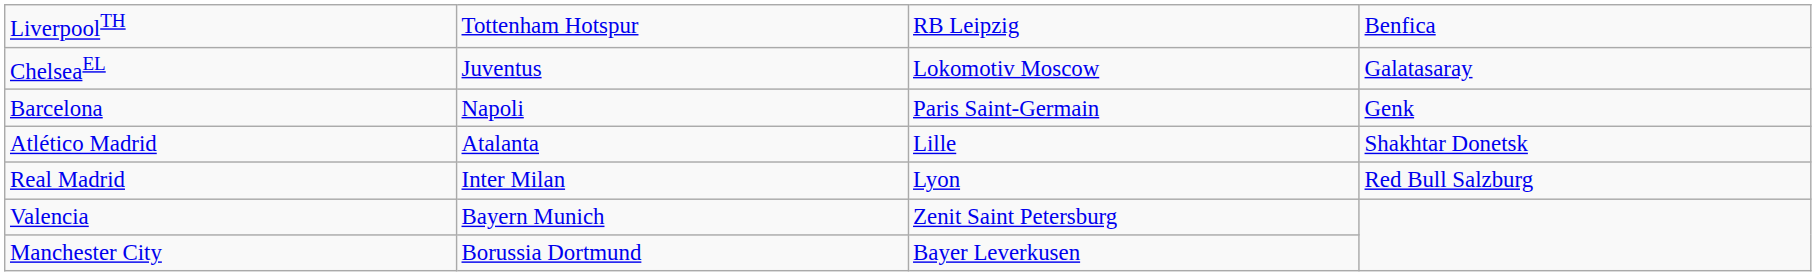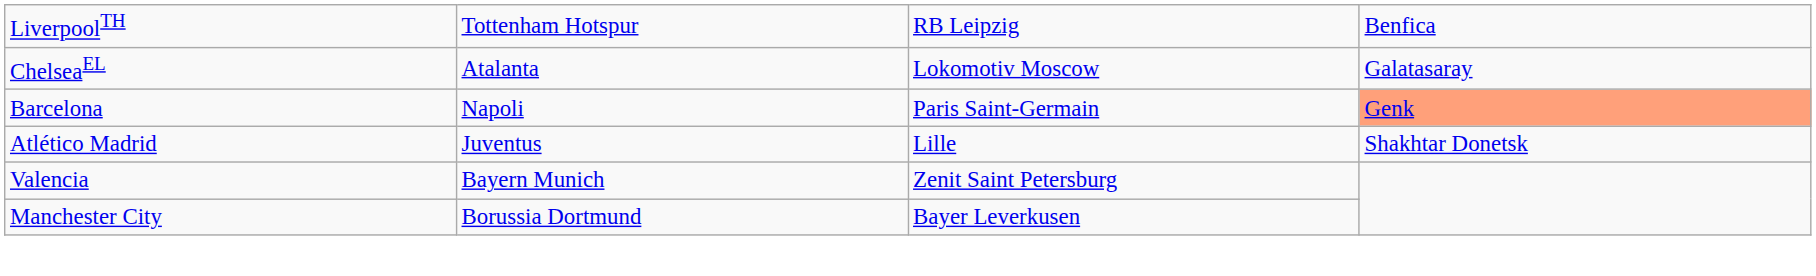(502, 68) Juventus -> (500, 68) Atalanta
(1389, 107) no background -> (1389, 107) lightsalmon background
(500, 143) Atalanta -> (502, 143) Juventus
- row: (67, 180)
